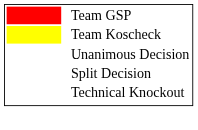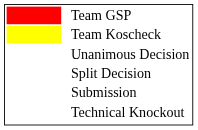+ row: (104, 92)
